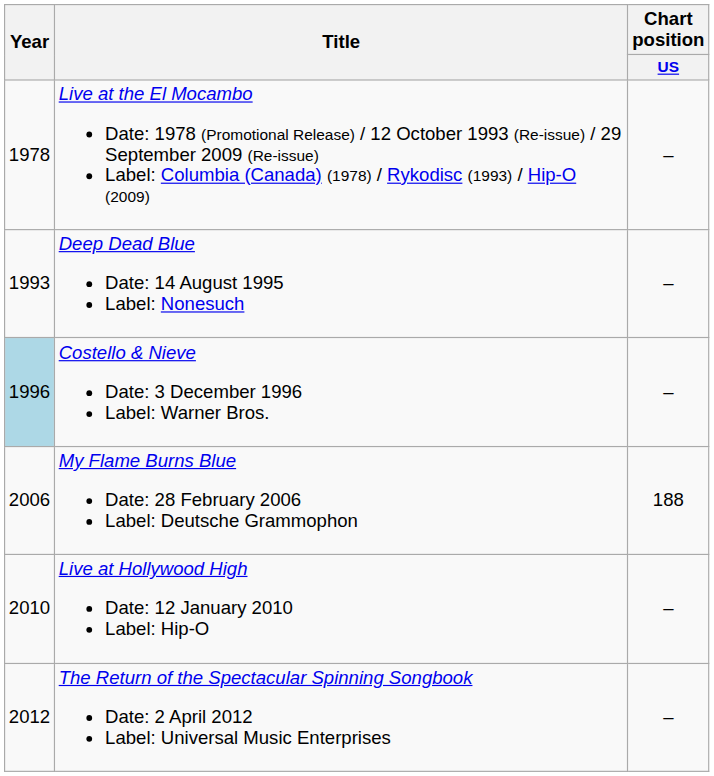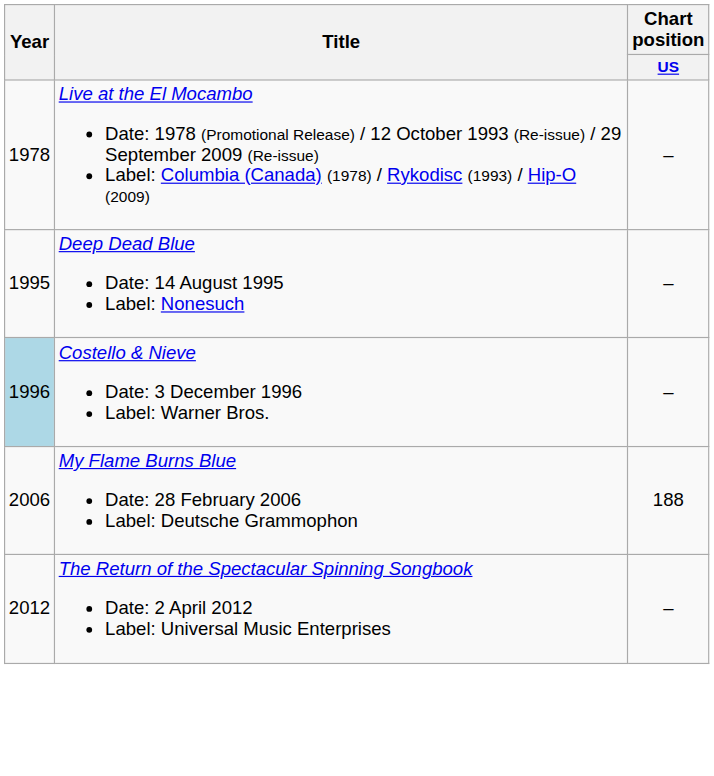(30, 283) 1993 -> (30, 283) 1995
- row: (341, 600)
